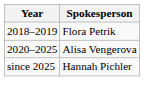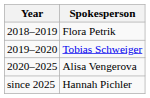+ row: (102, 49)
